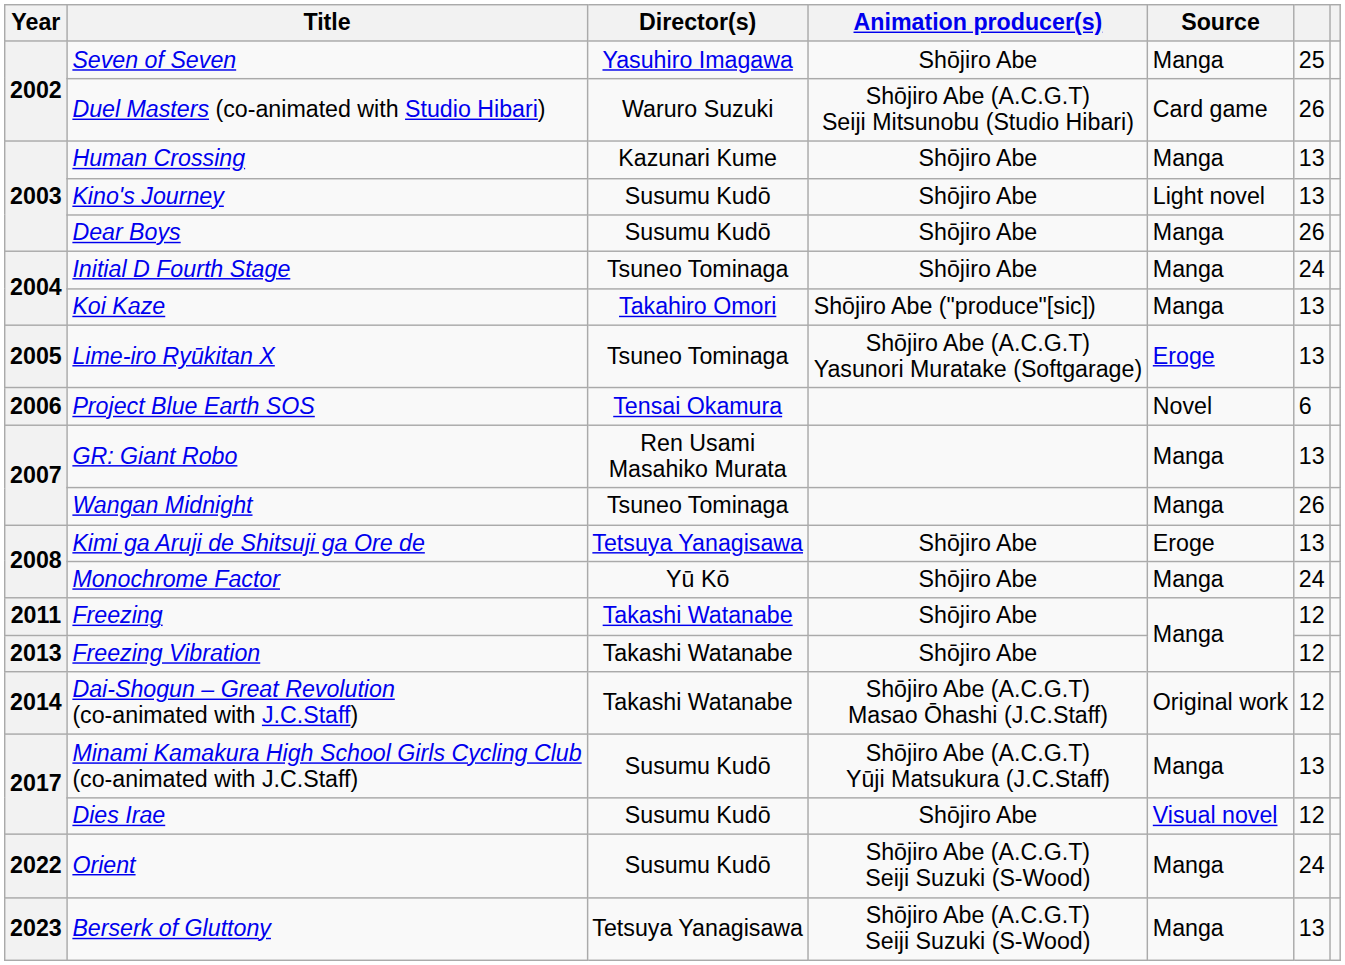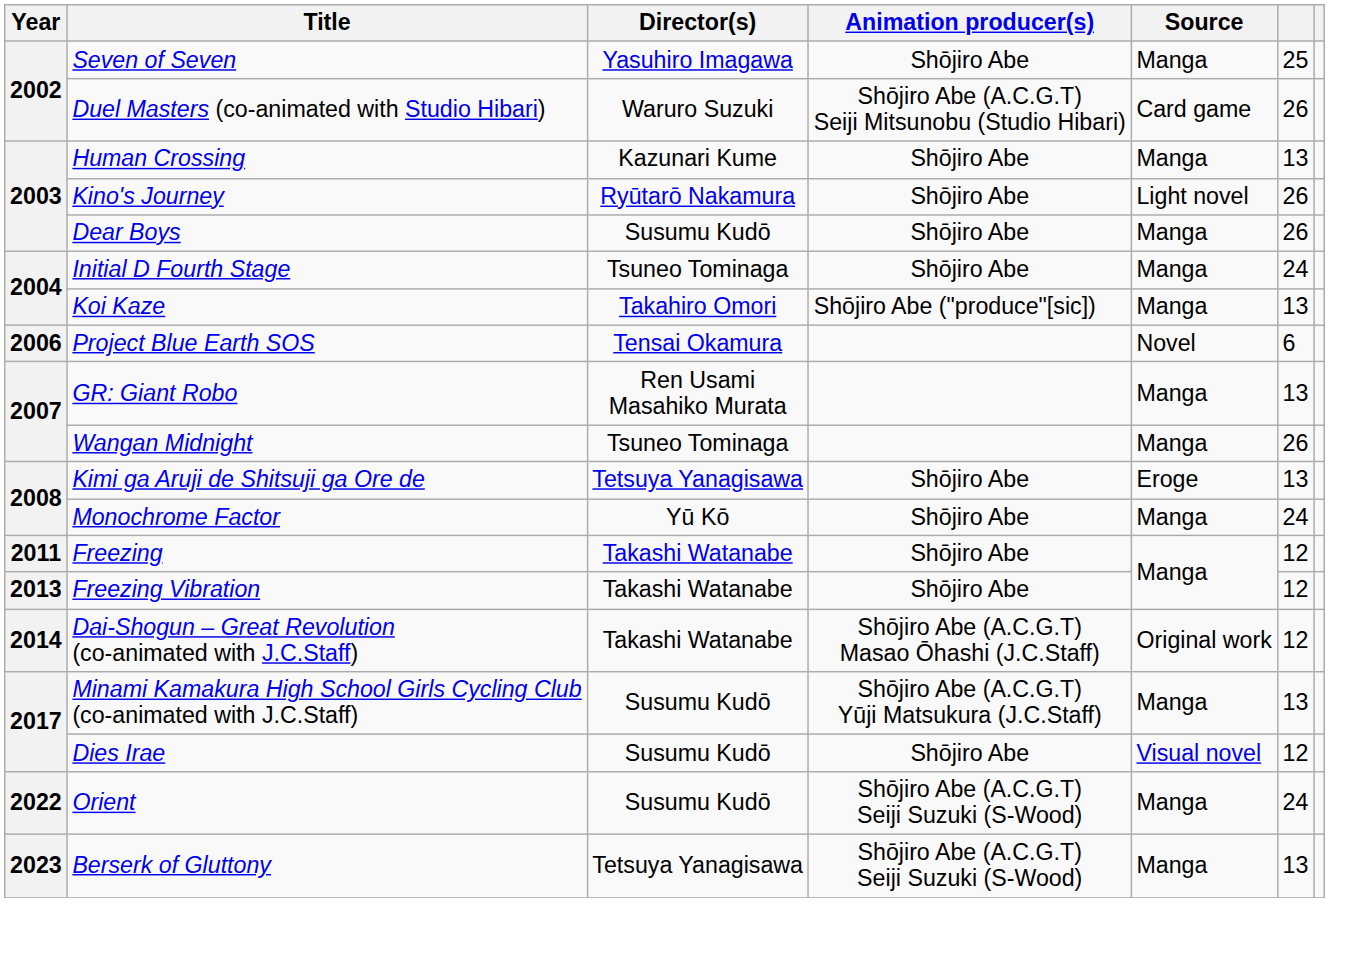(698, 196) Susumu Kudō -> (698, 196) Ryūtarō Nakamura
(1312, 196) 13 -> (1295, 196) 26
- row: (174, 356)
